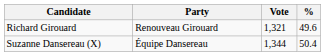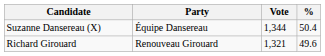rows swapped: (54, 43) <-> (41, 28)
